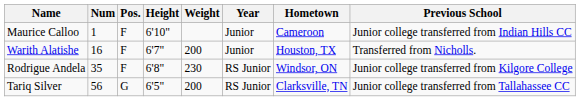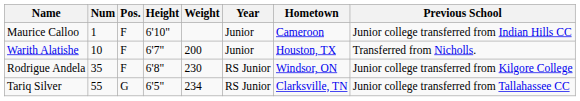(96, 50) 16 -> (96, 50) 10
(96, 86) 56 -> (96, 86) 55
(193, 86) 200 -> (193, 86) 234
